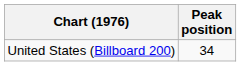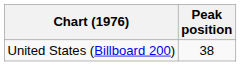(207, 50) 34 -> (207, 50) 38
